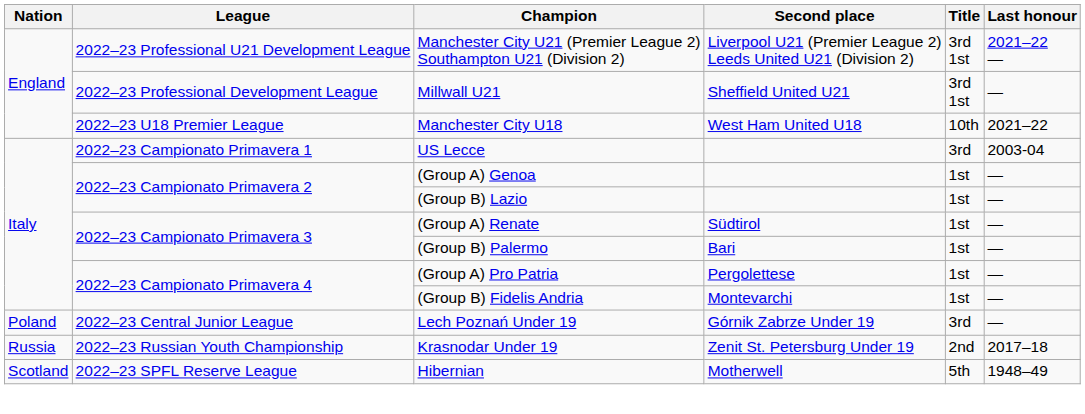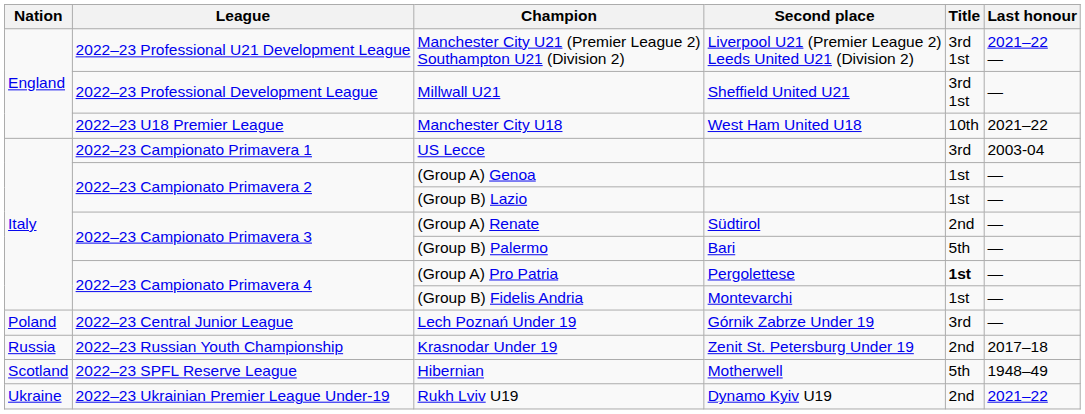(959, 224) 1st -> (962, 224) 2nd
(959, 248) 1st -> (959, 248) 5th
(959, 273) normal -> (960, 273) bold
+ row: (468, 396)
